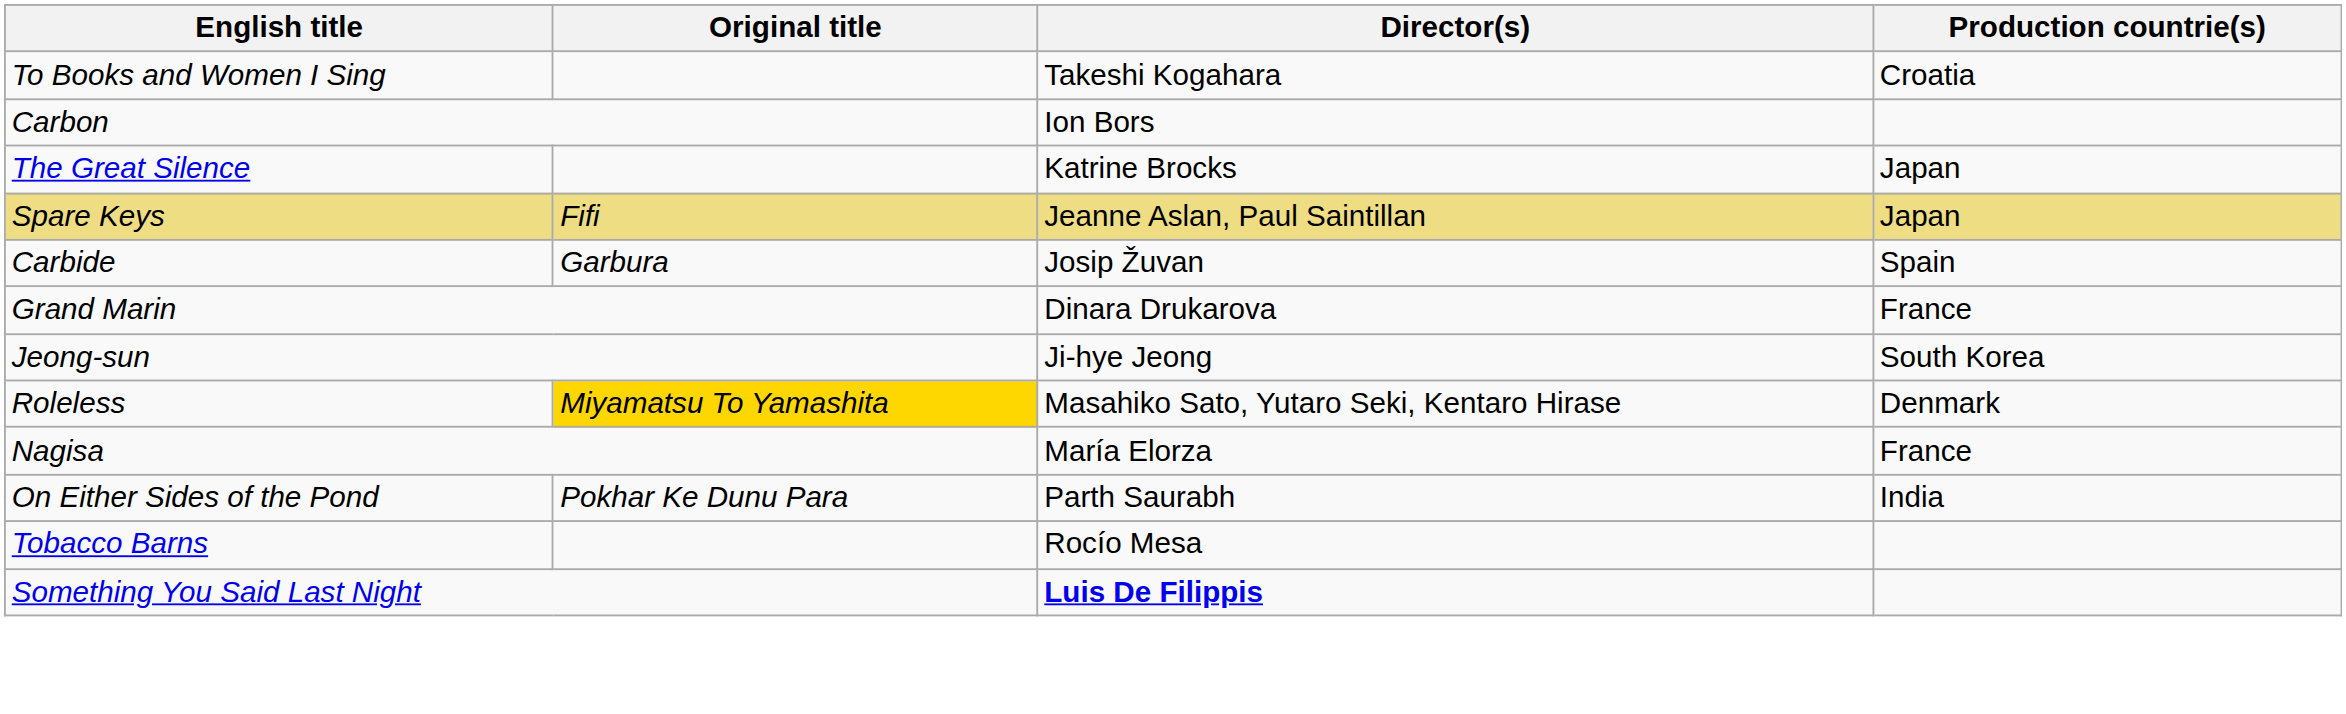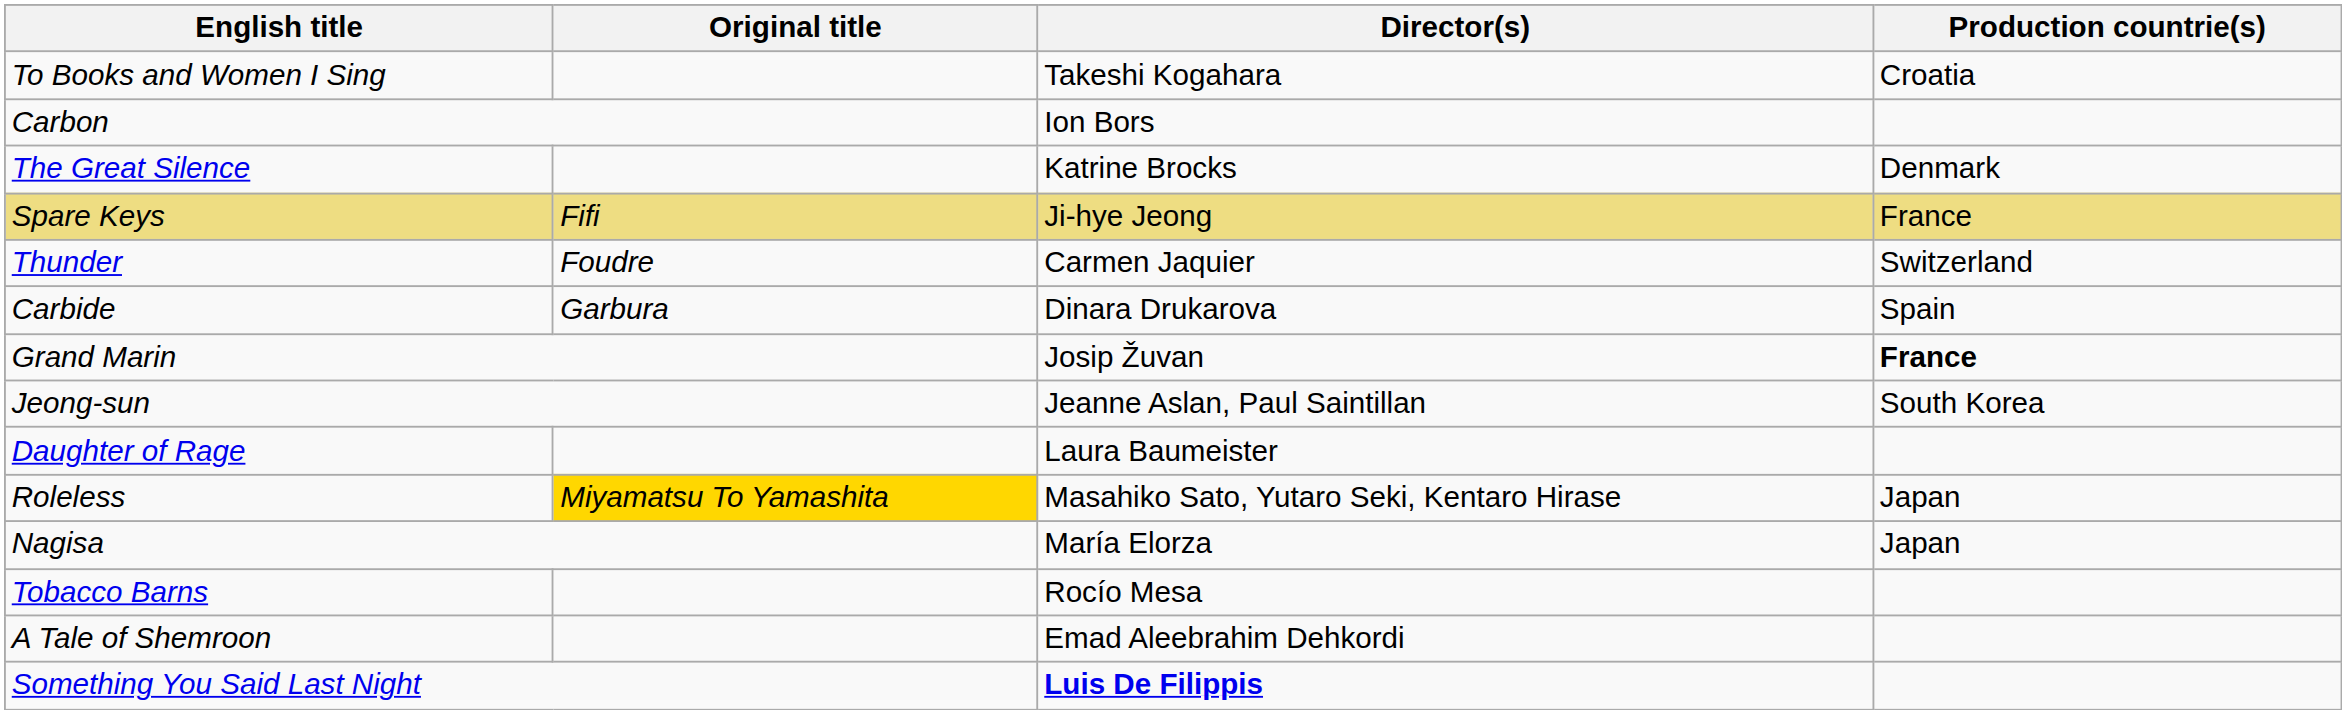(1920, 168) Japan -> (1940, 168) Denmark
(1235, 215) Jeanne Aslan, Paul Saintillan -> (1128, 215) Ji-hye Jeong
(1920, 215) Japan -> (1926, 215) France
+ row: (67, 262)
(1124, 262) Josip Žuvan -> (1160, 309) Dinara Drukarova
(1160, 309) Dinara Drukarova -> (1124, 356) Josip Žuvan
(1926, 309) normal -> (1928, 356) bold
(1128, 356) Ji-hye Jeong -> (1235, 403) Jeanne Aslan, Paul Saintillan
+ row: (129, 450)
(1940, 403) Denmark -> (1920, 497) Japan
(1926, 450) France -> (1920, 544) Japan
- row: (195, 497)
+ row: (141, 638)
